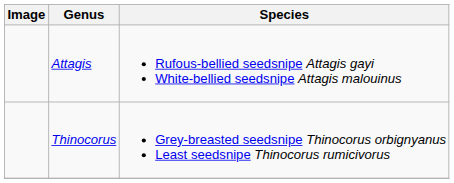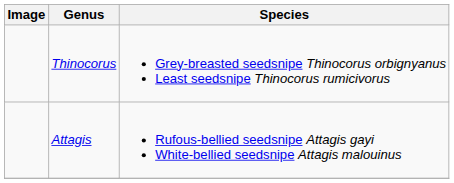rows swapped: (71, 63) <-> (84, 140)
